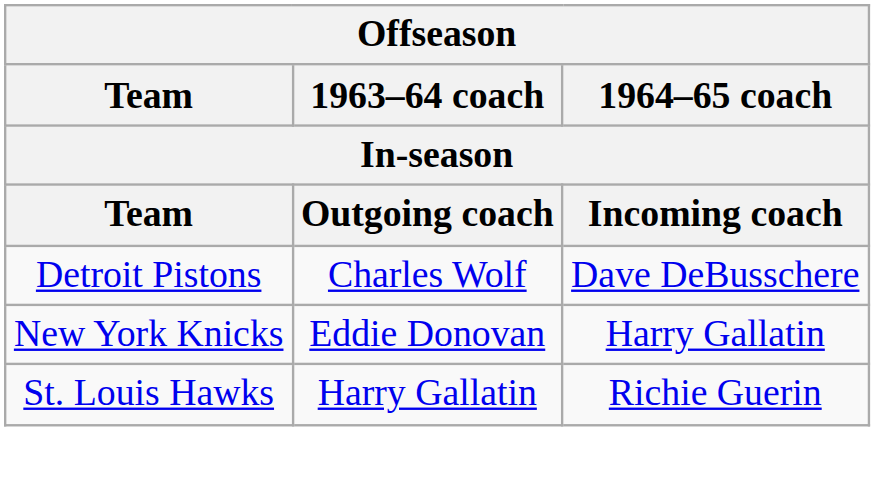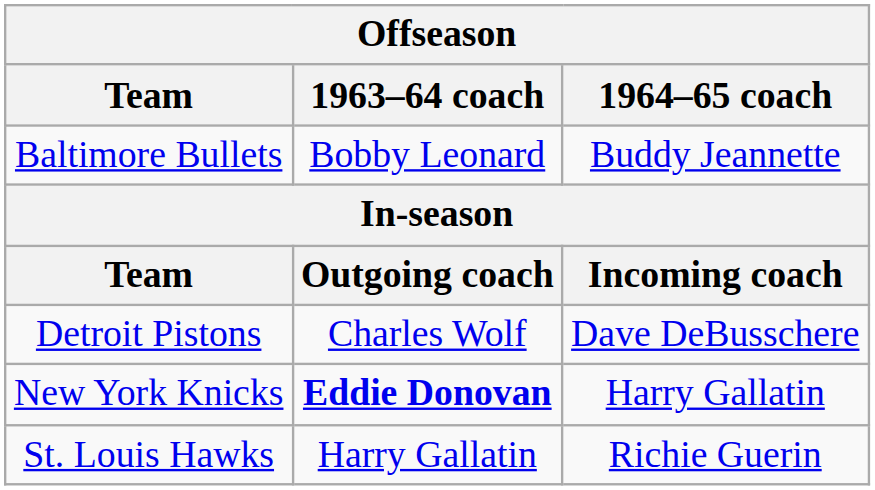+ row: (149, 154)
(427, 333) normal -> (427, 393) bold
